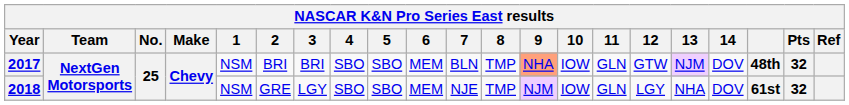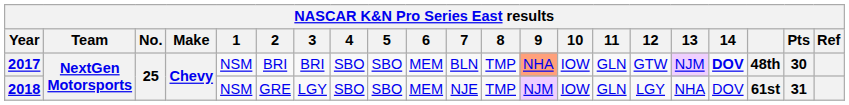(728, 64) normal -> (728, 64) bold
(799, 64) 32 -> (799, 64) 30
(799, 88) 32 -> (799, 88) 31
